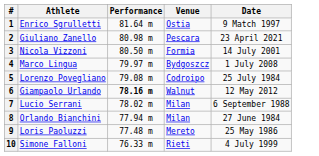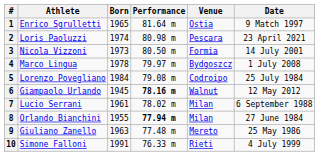+ column: (119, 11)
(58, 37) Giuliano Zanello -> (53, 37) Loris Paoluzzi
(136, 118) normal -> (159, 118) bold
(53, 131) Loris Paoluzzi -> (58, 131) Giuliano Zanello
